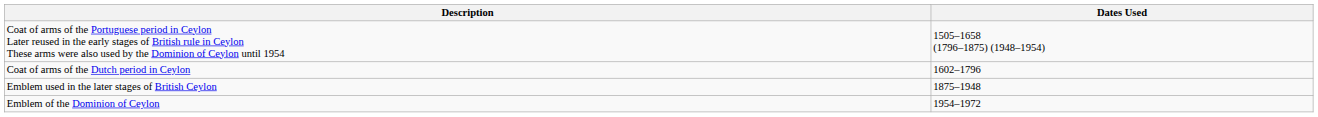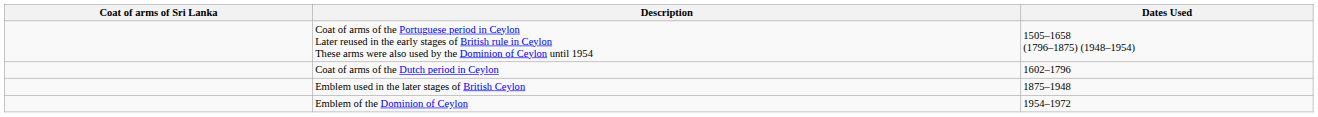+ column: (159, 12)
